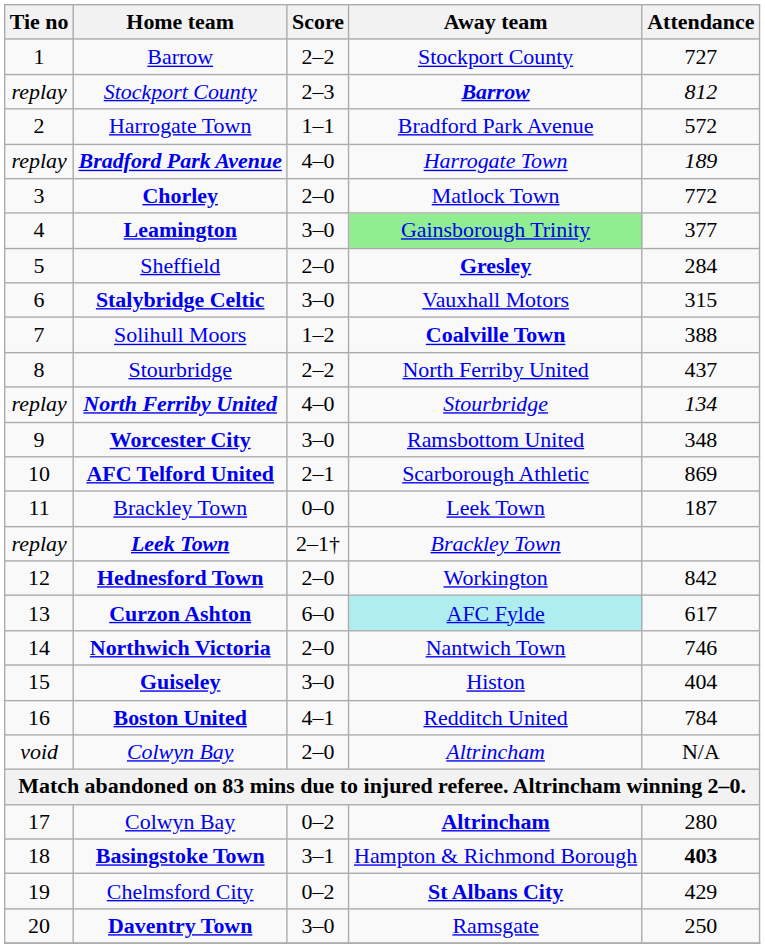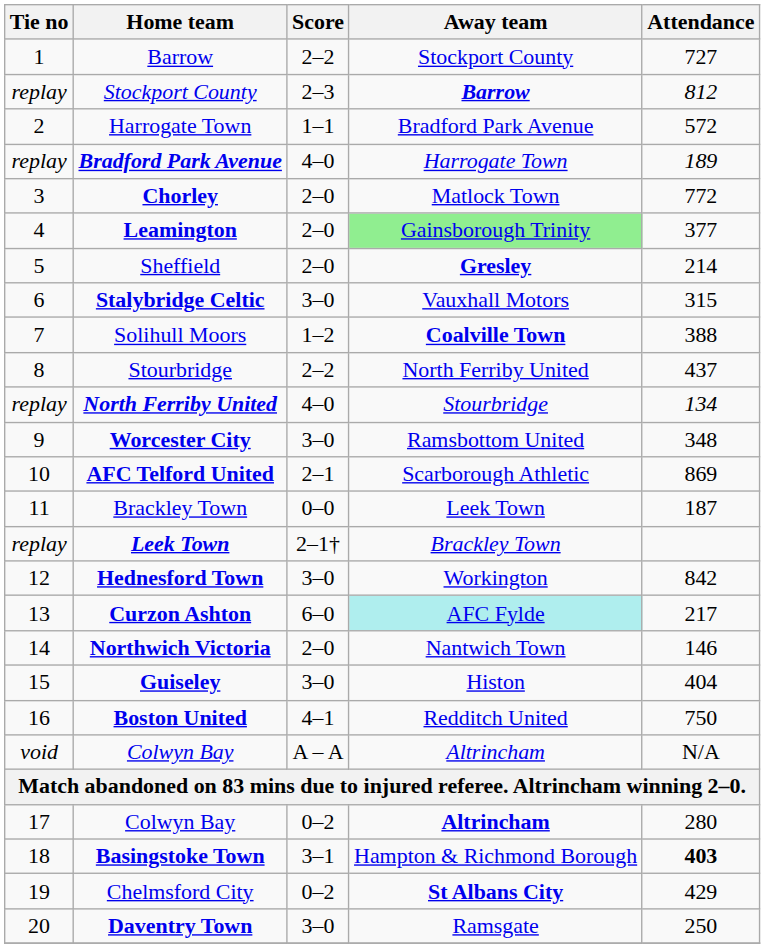(318, 230) 3–0 -> (318, 230) 2–0
(701, 265) 284 -> (701, 265) 214
(318, 578) 2–0 -> (318, 578) 3–0
(701, 612) 617 -> (701, 612) 217
(701, 647) 746 -> (701, 647) 146
(701, 717) 784 -> (701, 717) 750
(318, 751) 2–0 -> (318, 751) A – A
